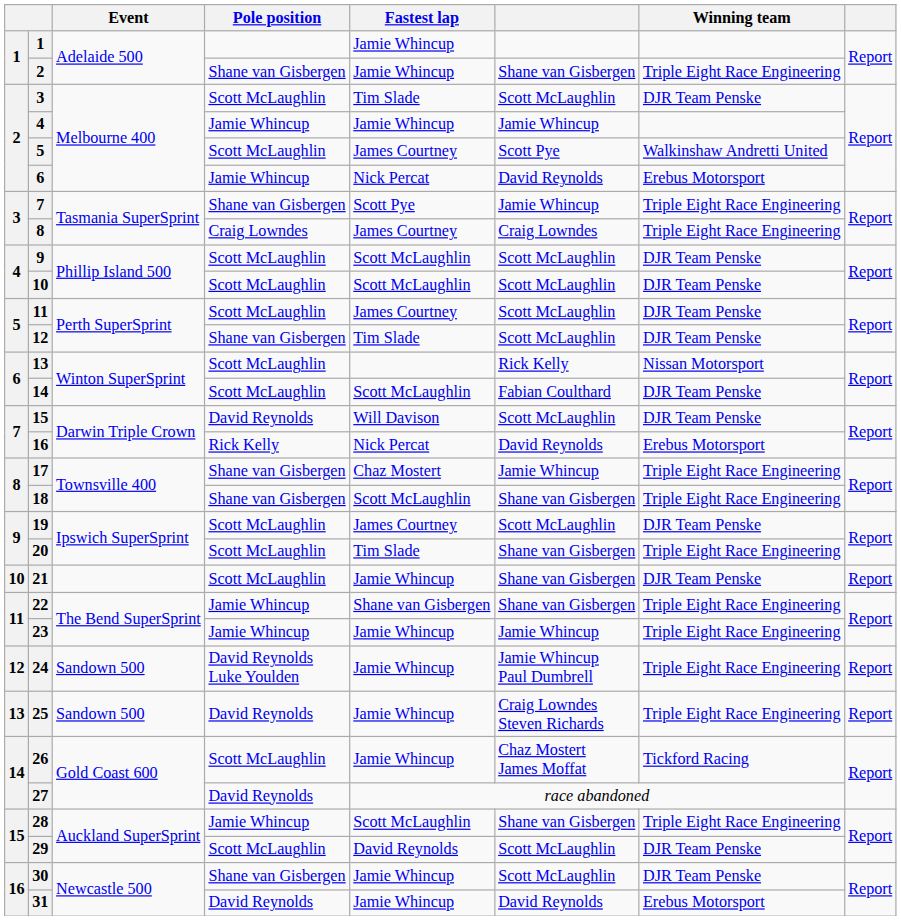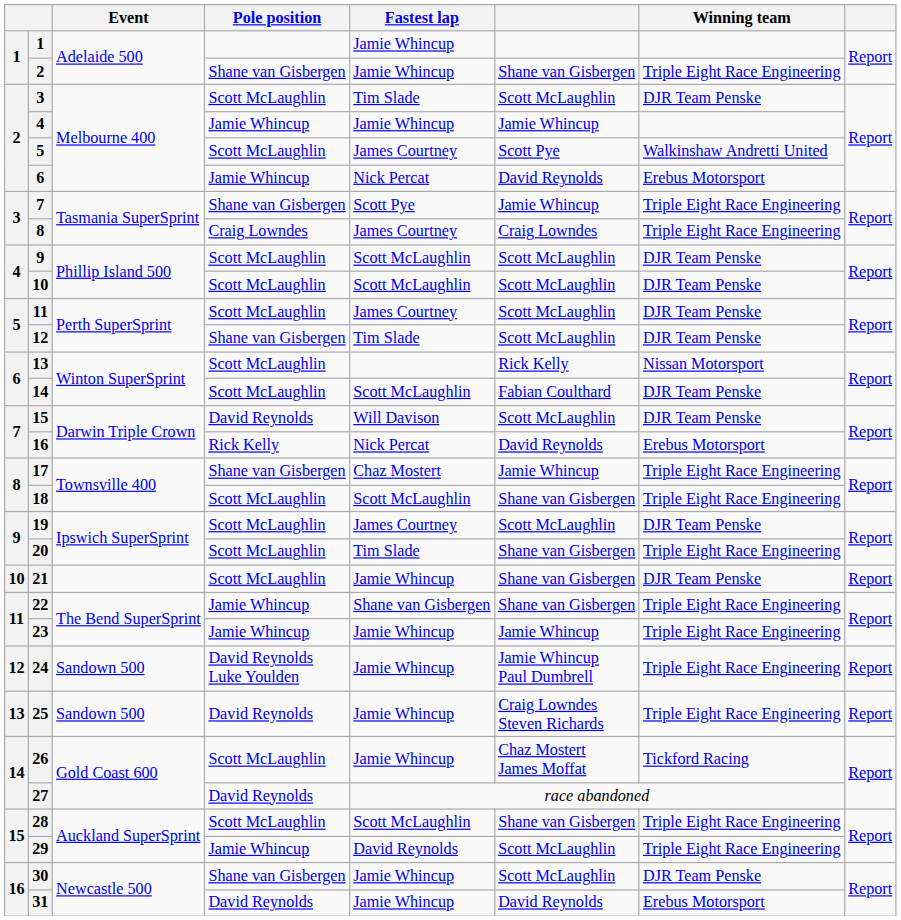(277, 498) Shane van Gisbergen -> (267, 498) Scott McLaughlin
(259, 822) Jamie Whincup -> (267, 822) Scott McLaughlin
(267, 848) Scott McLaughlin -> (259, 848) Jamie Whincup
(702, 848) DJR Team Penske -> (742, 848) Triple Eight Race Engineering
